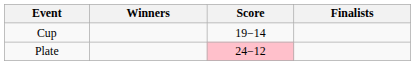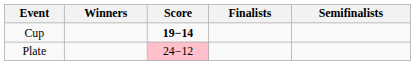+ column: (351, 13)
(250, 32) normal -> (178, 32) bold
